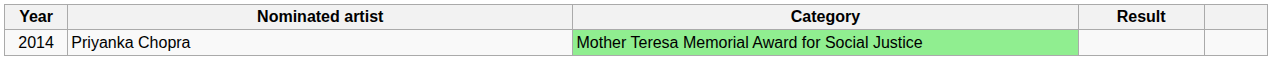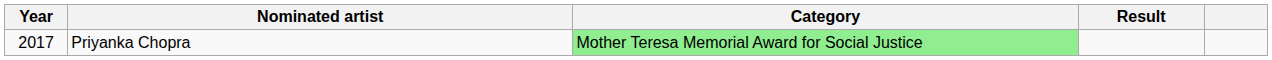(36, 42) 2014 -> (36, 42) 2017
